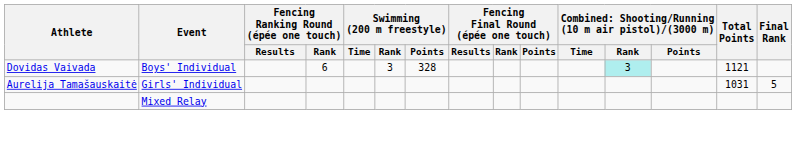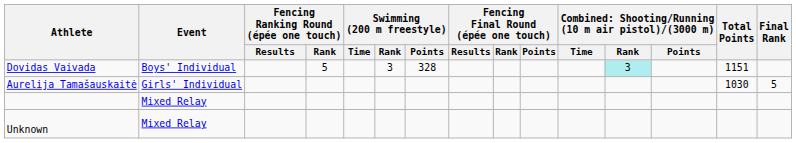(325, 68) 6 -> (325, 68) 5
(737, 68) 1121 -> (737, 68) 1151
(737, 84) 1031 -> (737, 84) 1030
+ row: (27, 129)
